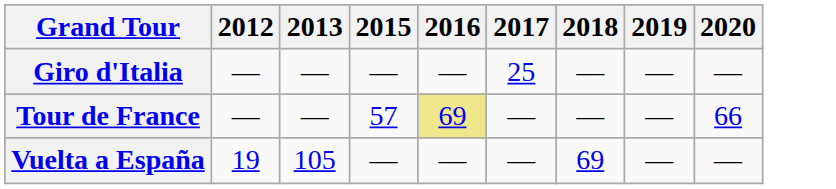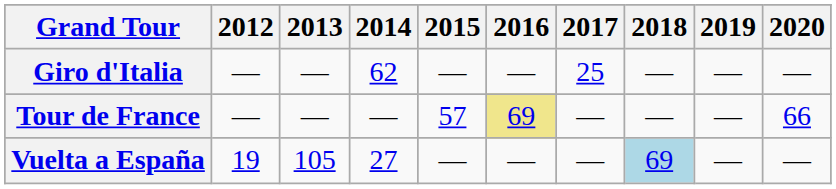+ column: (384, 26)
(590, 159) no background -> (659, 159) lightblue background
